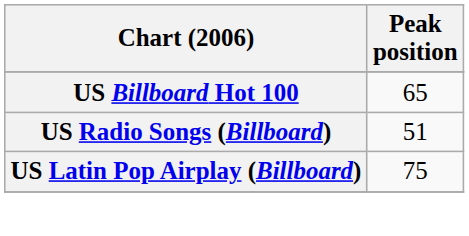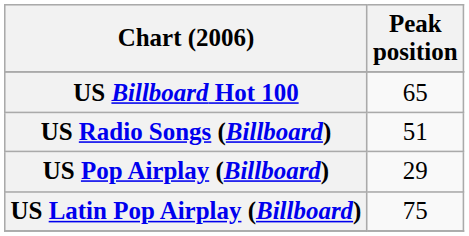+ row: (186, 171)
